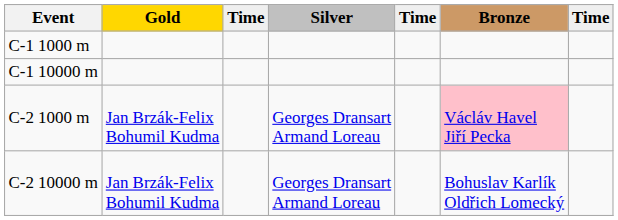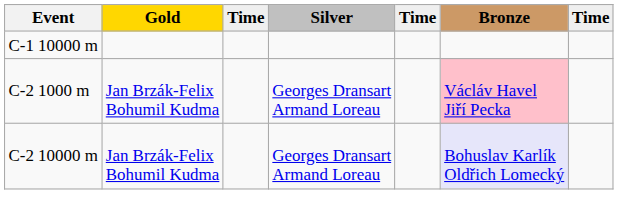- row: (49, 44)
(504, 192) no background -> (504, 165) lavender background
